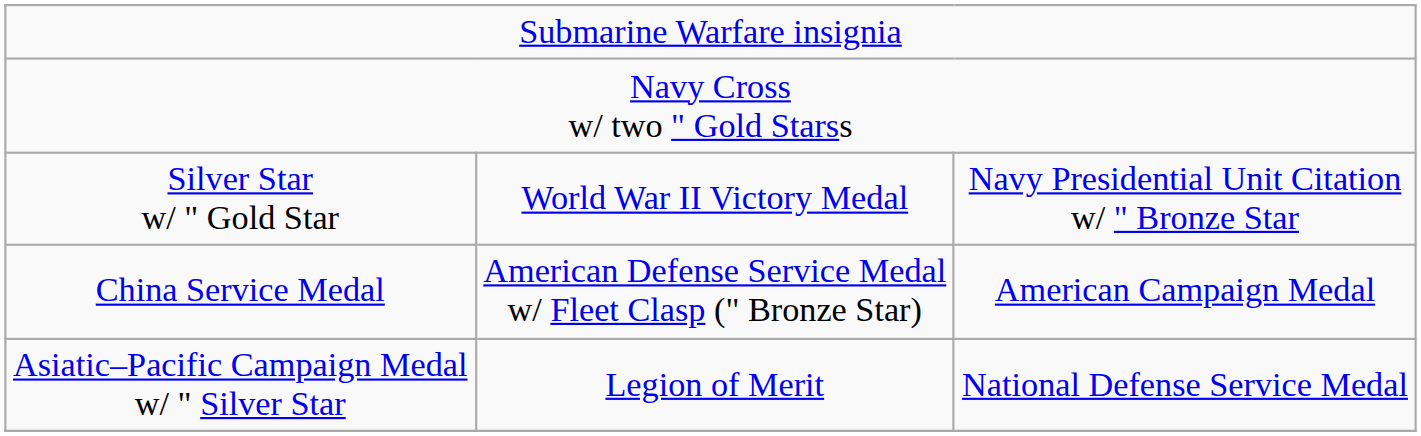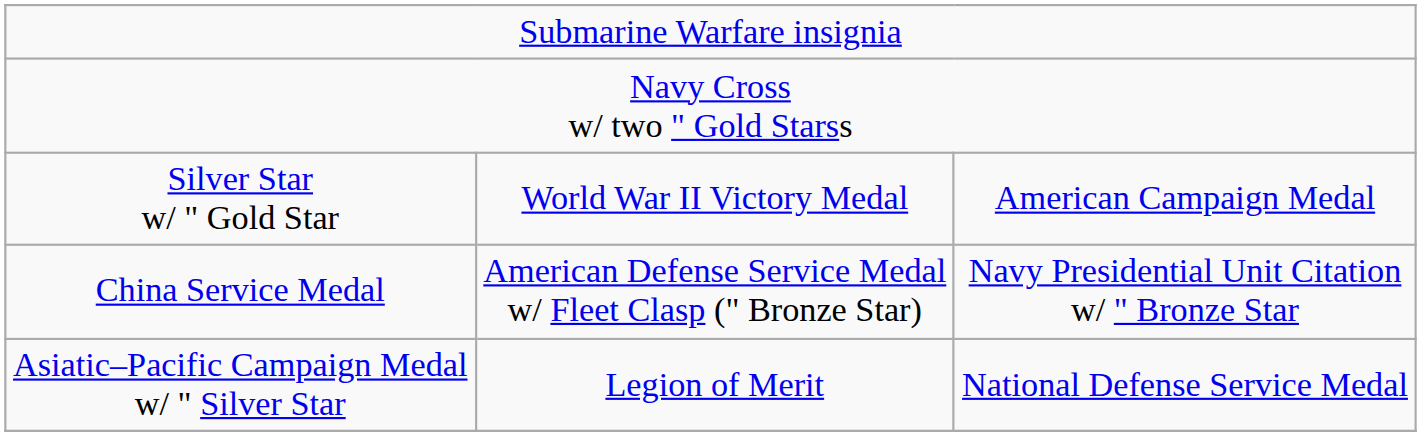(1185, 198) Navy Presidential Unit Citation w/ " Bronze Star -> (1185, 198) American Campaign Medal
(1185, 290) American Campaign Medal -> (1185, 290) Navy Presidential Unit Citation w/ " Bronze Star
